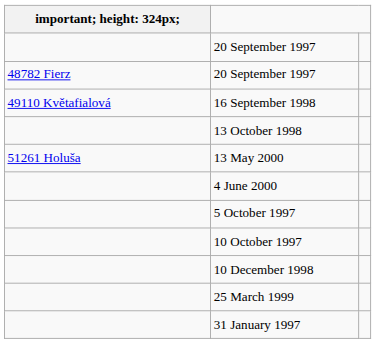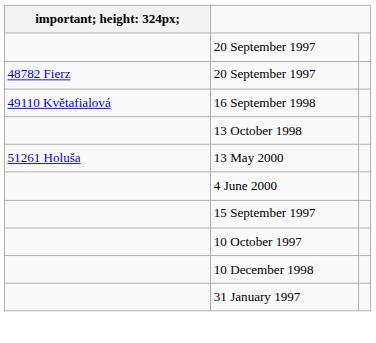+ row: (108, 214)
- row: (108, 214)
- row: (108, 297)
